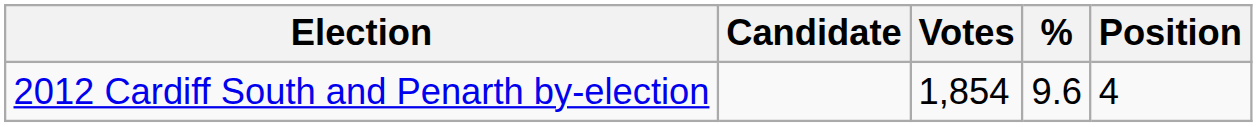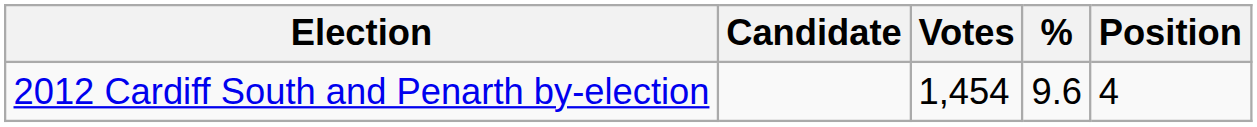(964, 90) 1,854 -> (964, 90) 1,454
